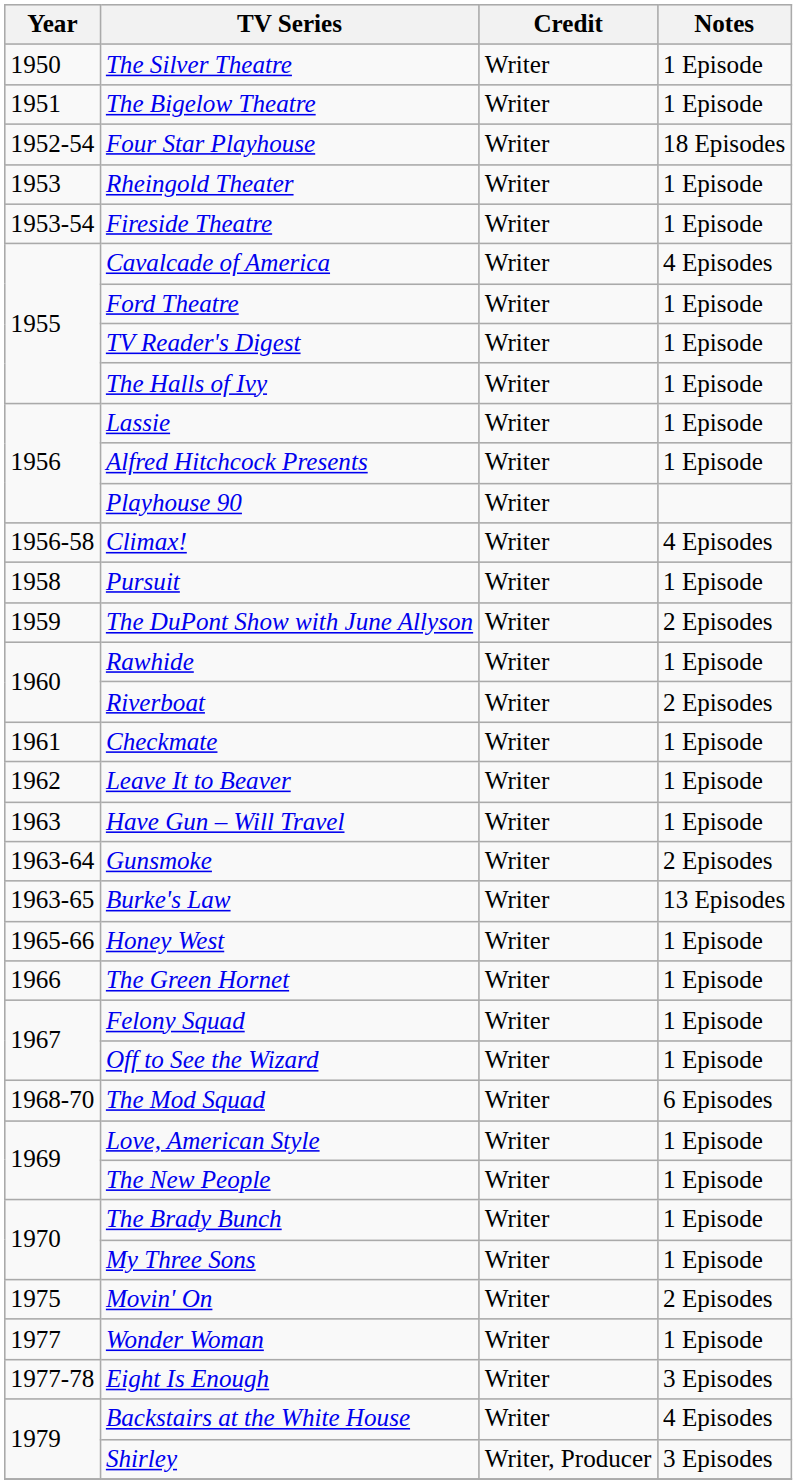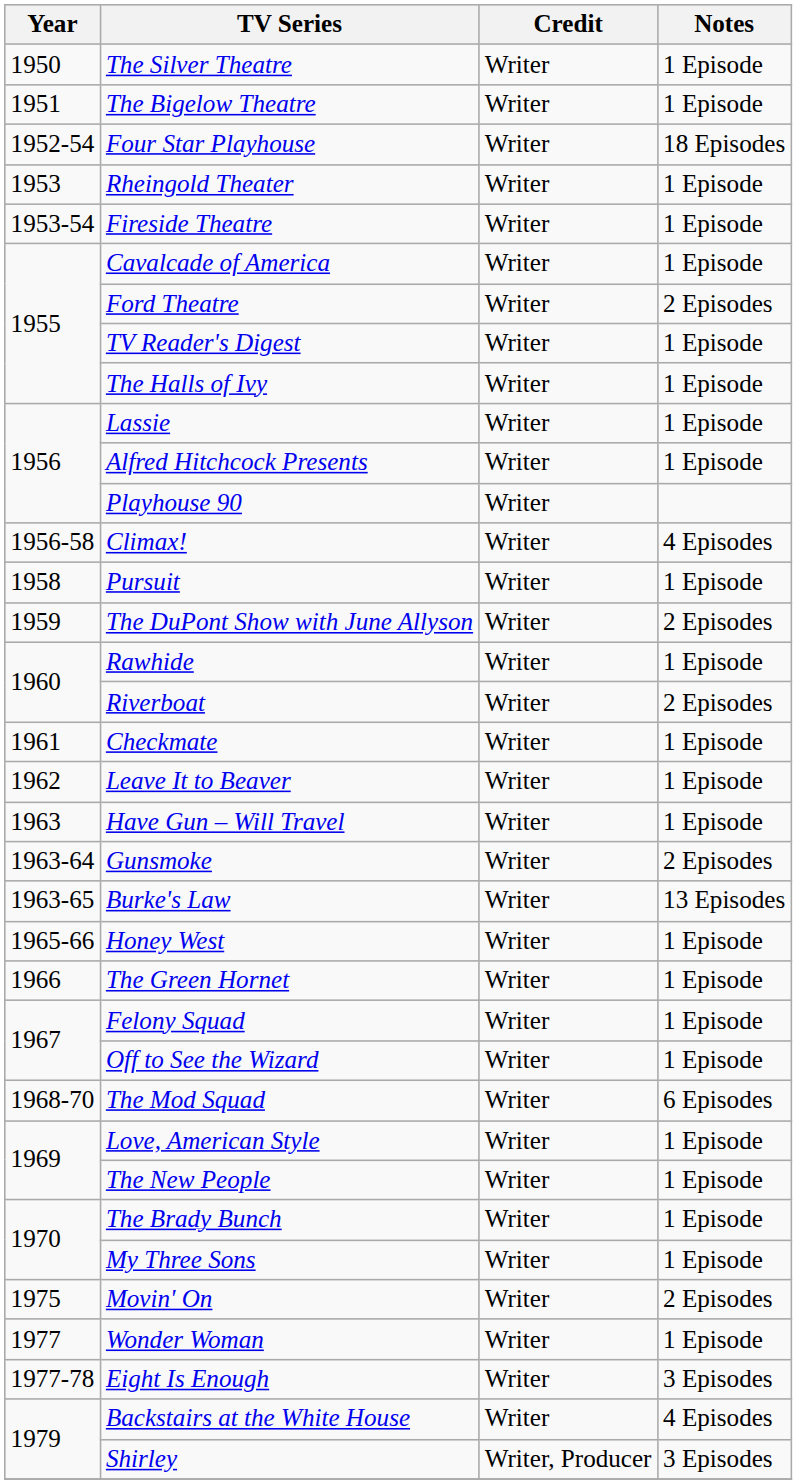(718, 263) 4 Episodes -> (713, 263) 1 Episode
(713, 303) 1 Episode -> (718, 303) 2 Episodes
